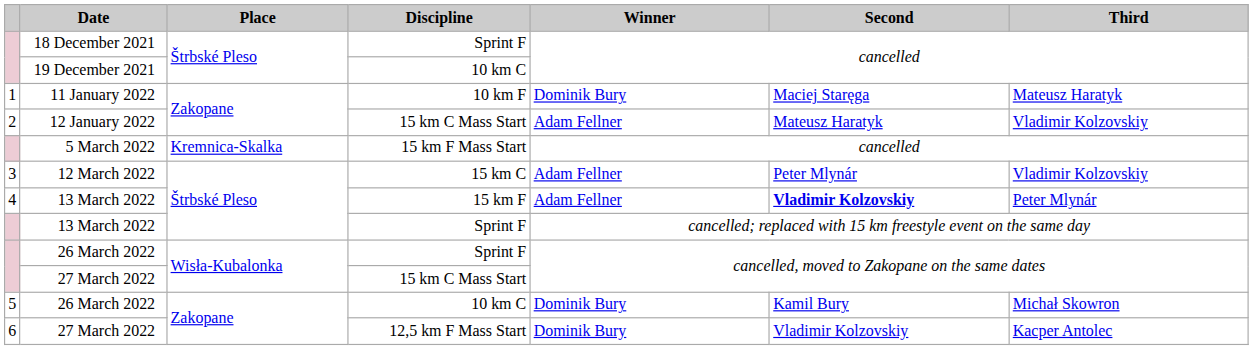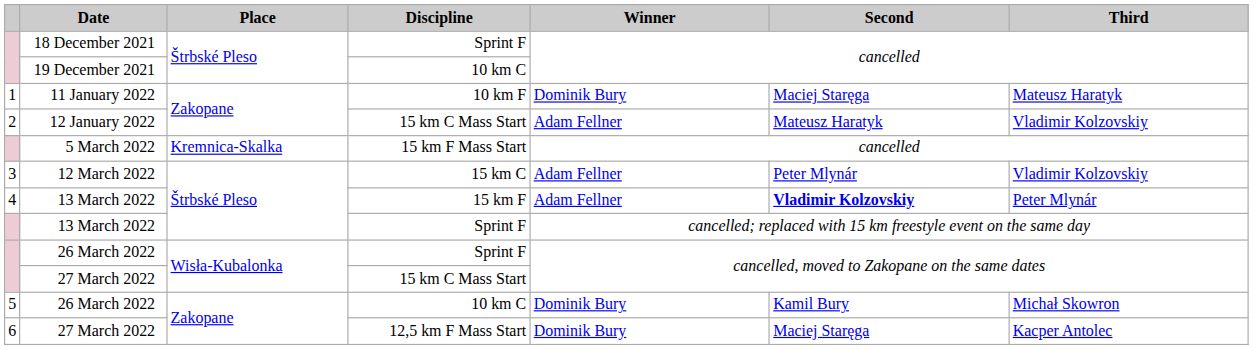(841, 330) Vladimir Kolzovskiy -> (821, 330) Maciej Staręga
